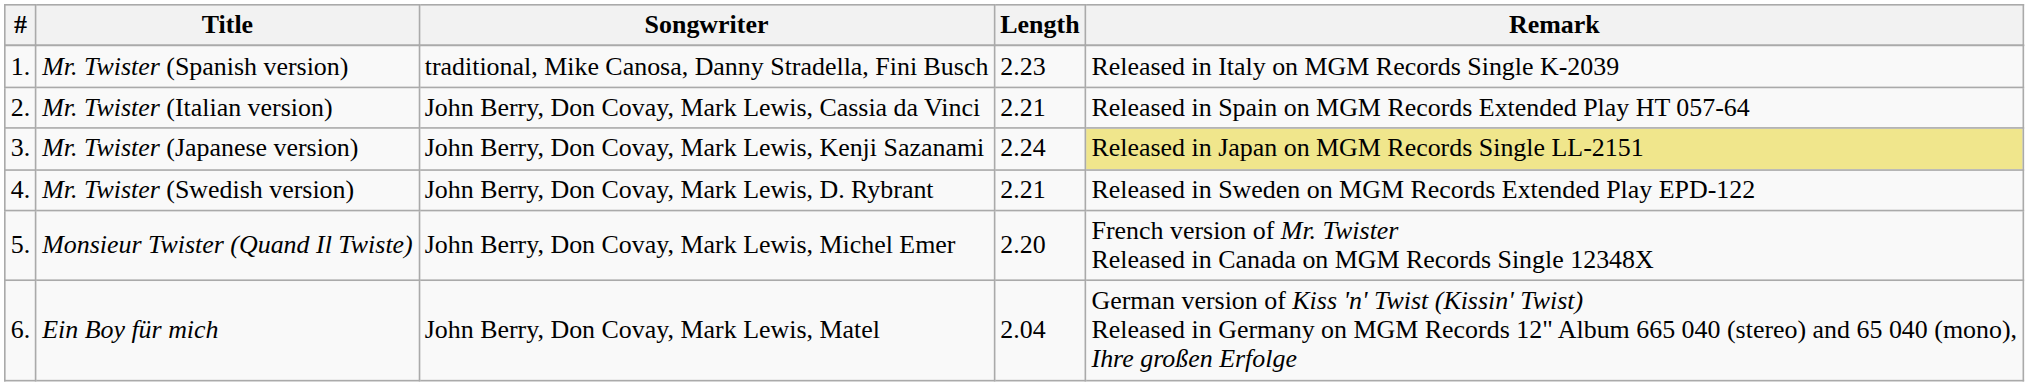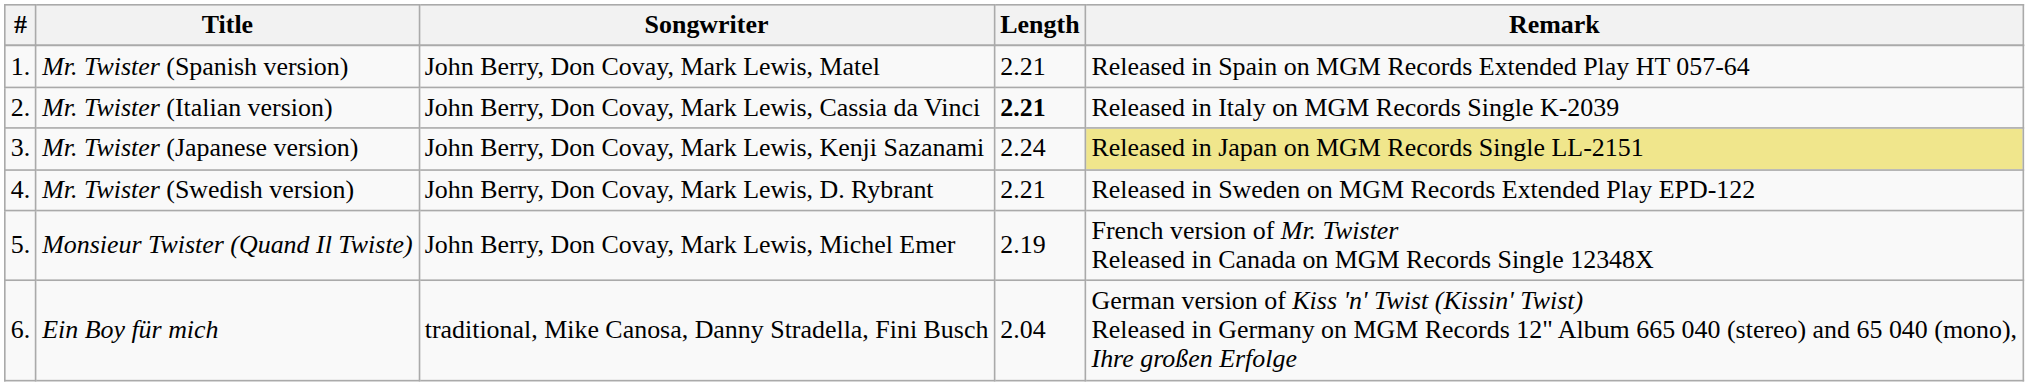(707, 66) traditional, Mike Canosa, Danny Stradella, Fini Busch -> (652, 66) John Berry, Don Covay, Mark Lewis, Matel
(1023, 66) 2.23 -> (1023, 66) 2.21
(1355, 66) Released in Italy on MGM Records Single K-2039 -> (1421, 66) Released in Spain on MGM Records Extended Play HT 057-64
(1023, 107) normal -> (1023, 107) bold
(1421, 107) Released in Spain on MGM Records Extended Play HT 057-64 -> (1355, 107) Released in Italy on MGM Records Single K-2039
(1023, 245) 2.20 -> (1023, 245) 2.19
(652, 330) John Berry, Don Covay, Mark Lewis, Matel -> (707, 330) traditional, Mike Canosa, Danny Stradella, Fini Busch
